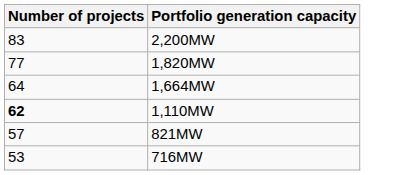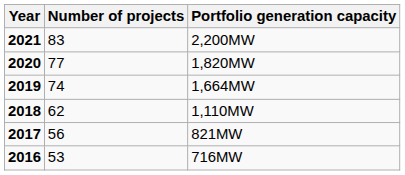+ column: (24, 16)
(16, 87) 64 -> (56, 87) 74
(16, 110) bold -> (56, 110) normal
(16, 134) 57 -> (56, 134) 56
